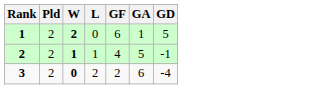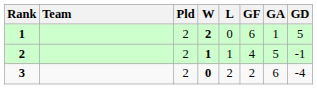+ column: (57, 14)
